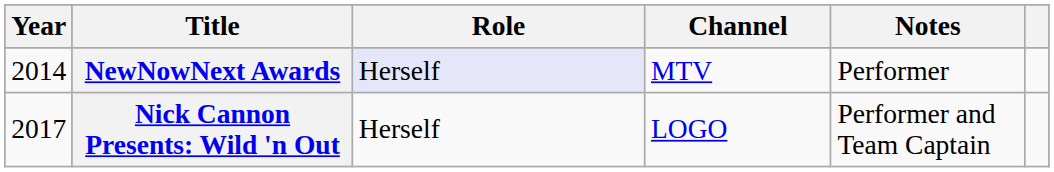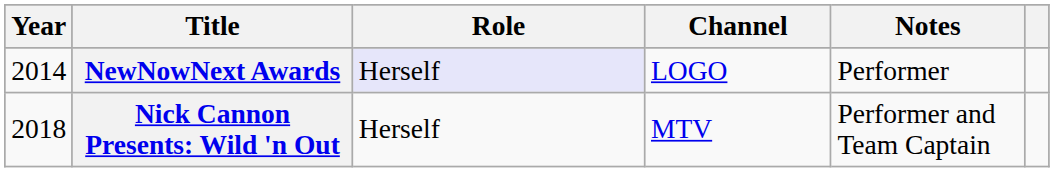(682, 69) MTV -> (689, 69) LOGO
(39, 129) 2017 -> (39, 129) 2018
(689, 129) LOGO -> (682, 129) MTV
